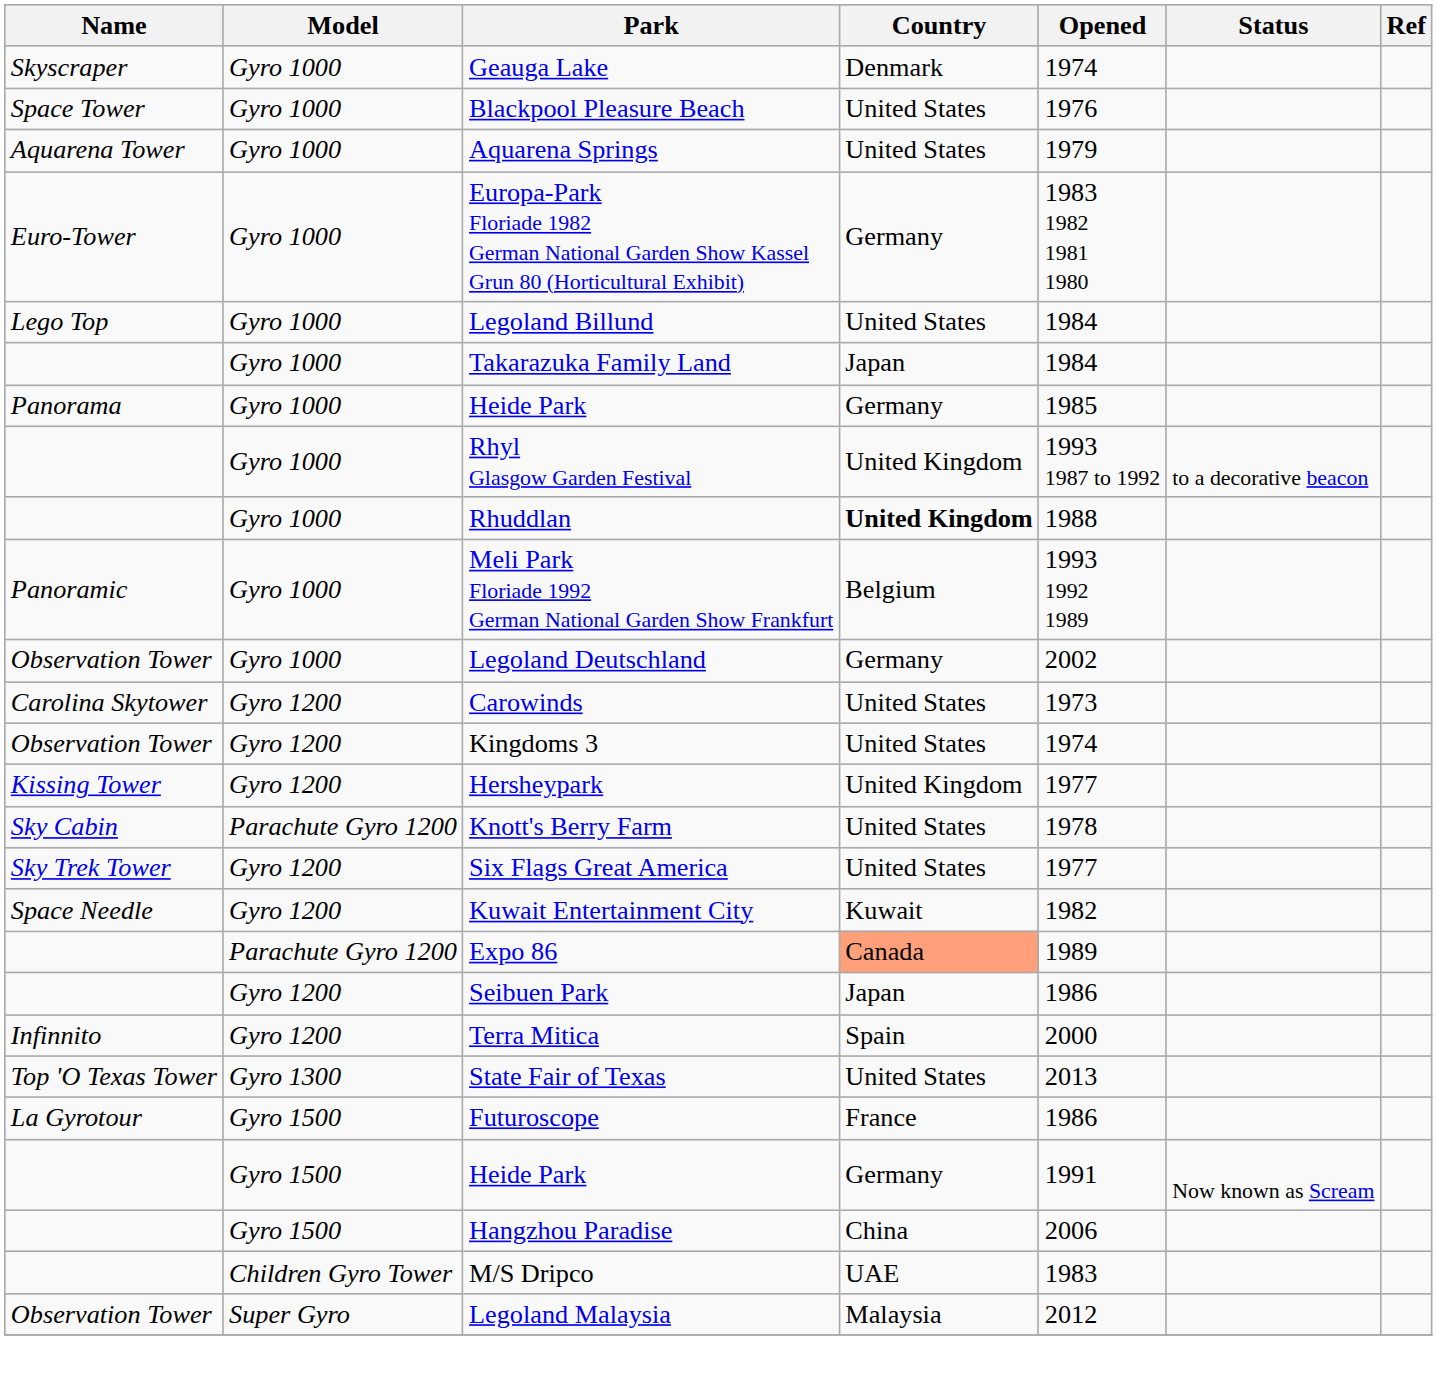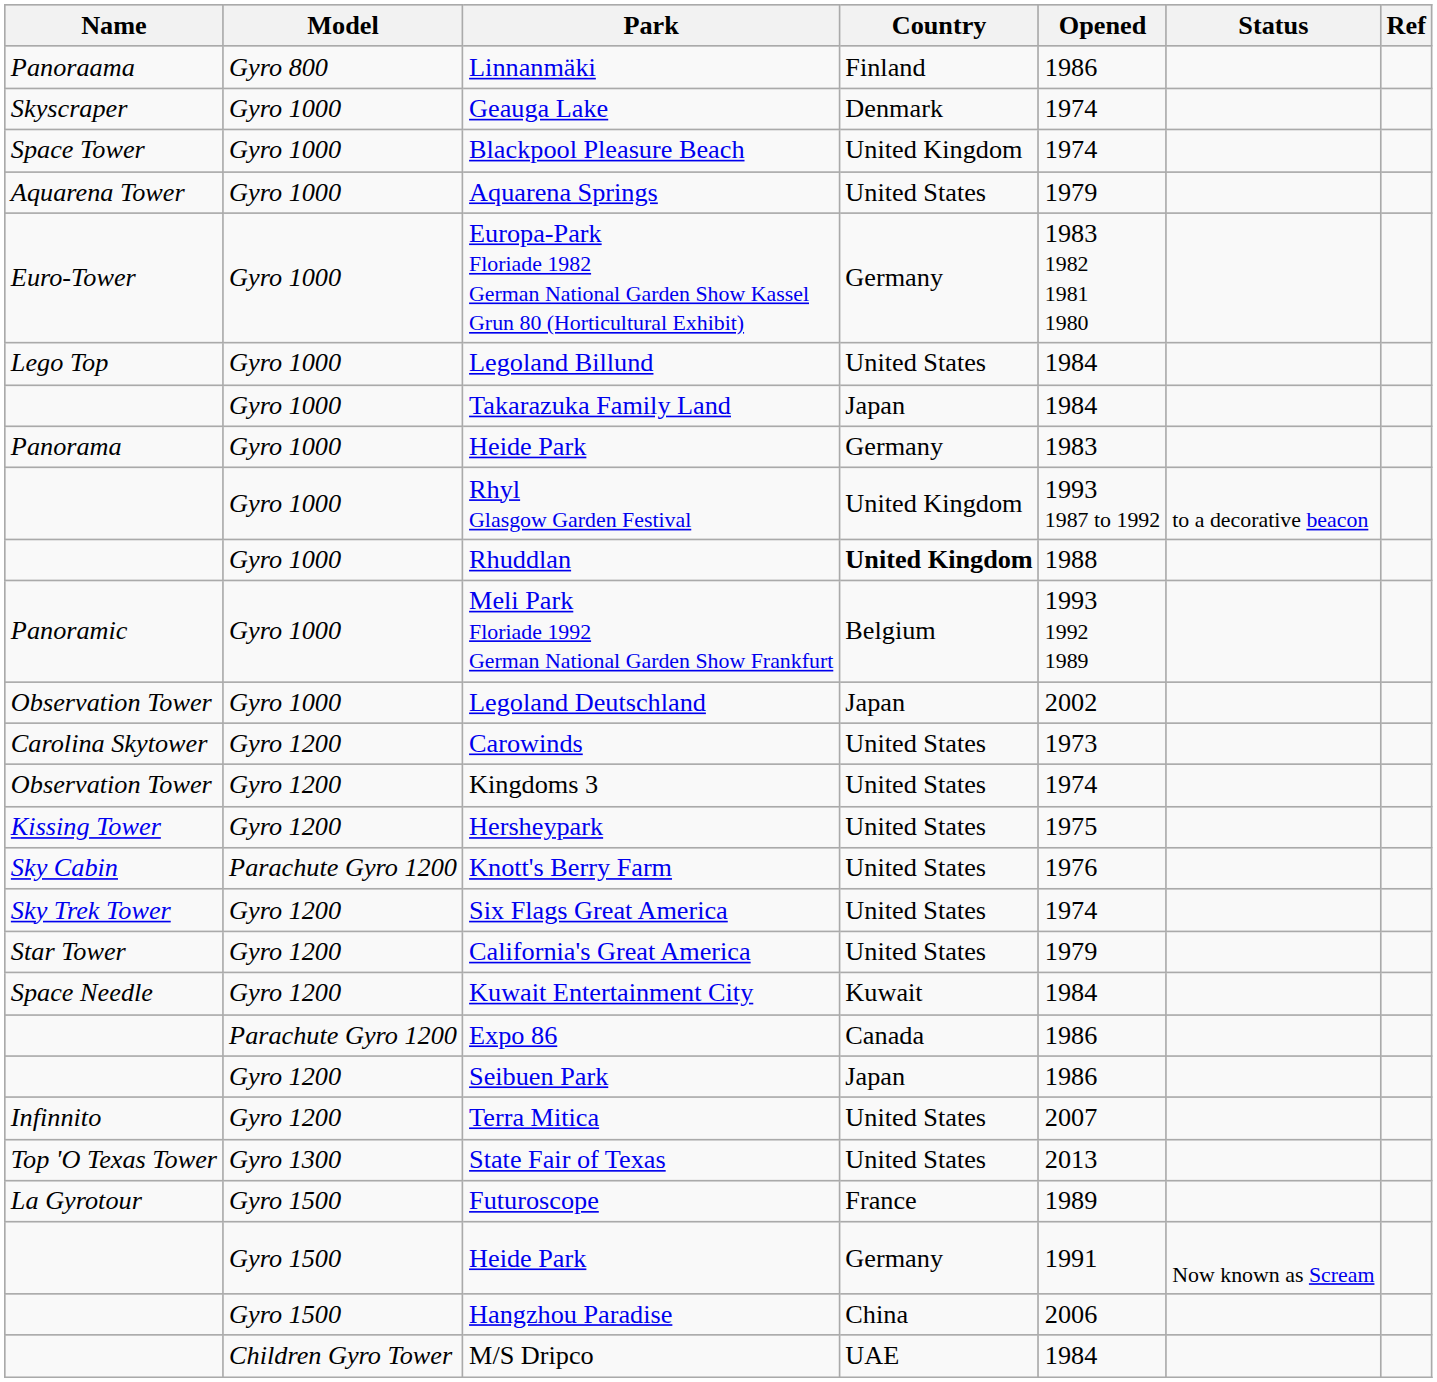+ row: (73, 66)
(916, 108) United States -> (934, 150) United Kingdom
(1071, 108) 1976 -> (1071, 150) 1974
(1071, 405) 1985 -> (1071, 446) 1983
(894, 660) Germany -> (875, 701) Japan
(934, 785) United Kingdom -> (916, 826) United States
(1071, 785) 1977 -> (1071, 826) 1975
(1071, 826) 1978 -> (1071, 868) 1976
(1071, 868) 1977 -> (1071, 909) 1974
+ row: (68, 951)
(1071, 909) 1982 -> (1071, 993) 1984
(885, 951) lightsalmon background -> (885, 1034) no background
(1071, 951) 1989 -> (1071, 1034) 1986
(875, 1034) Spain -> (916, 1117) United States
(1071, 1034) 2000 -> (1071, 1117) 2007
(1071, 1117) 1986 -> (1071, 1201) 1989
(1071, 1272) 1983 -> (1071, 1355) 1984
- row: (111, 1313)
